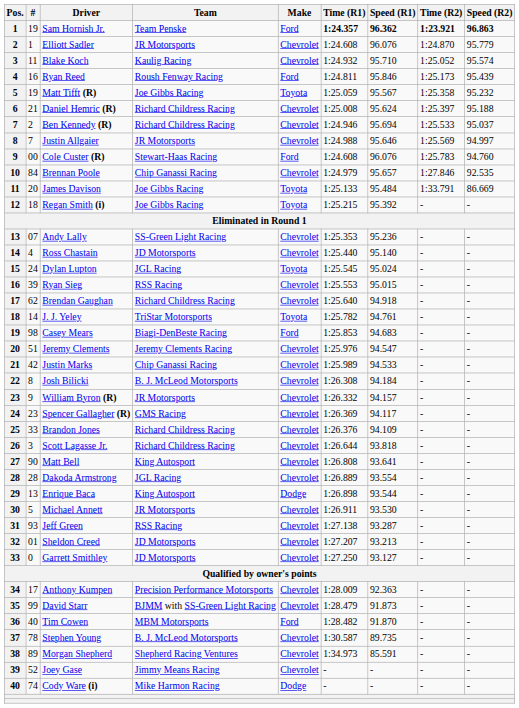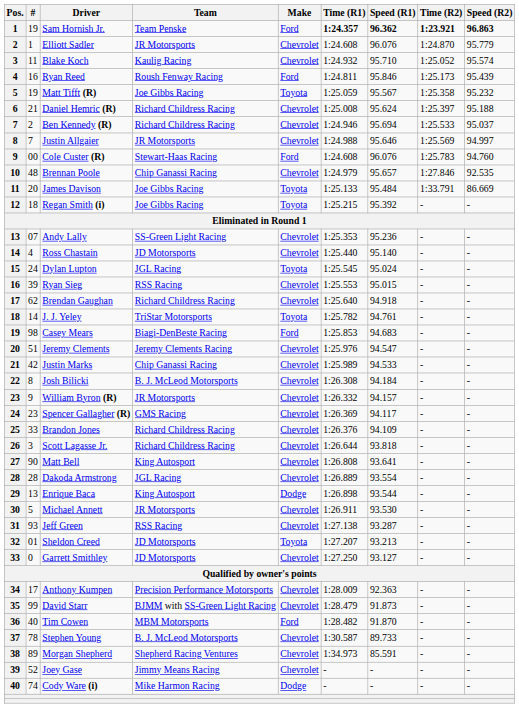(33, 173) 84 -> (33, 173) 48
(300, 542) Chevrolet -> (294, 542) Toyota
(383, 638) 89.735 -> (383, 638) 89.733
